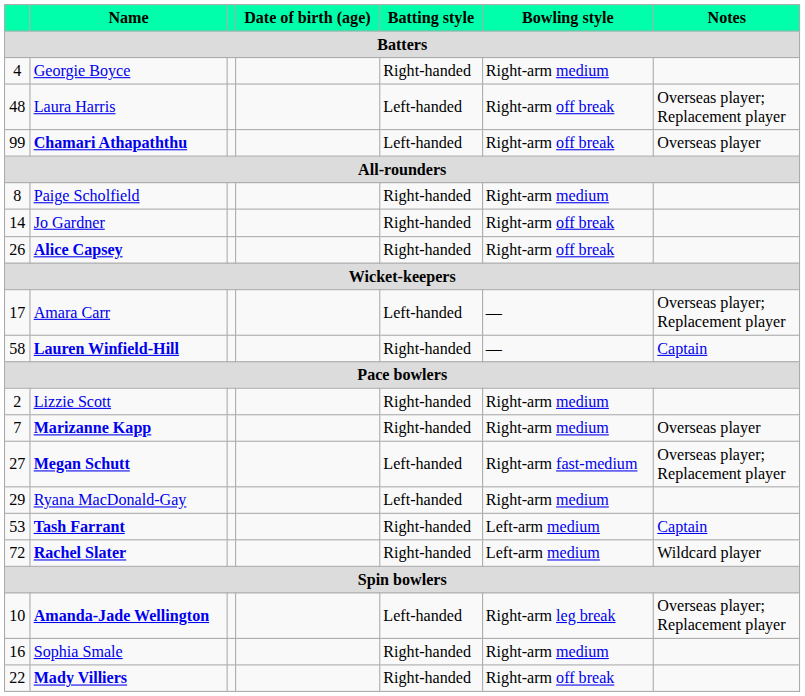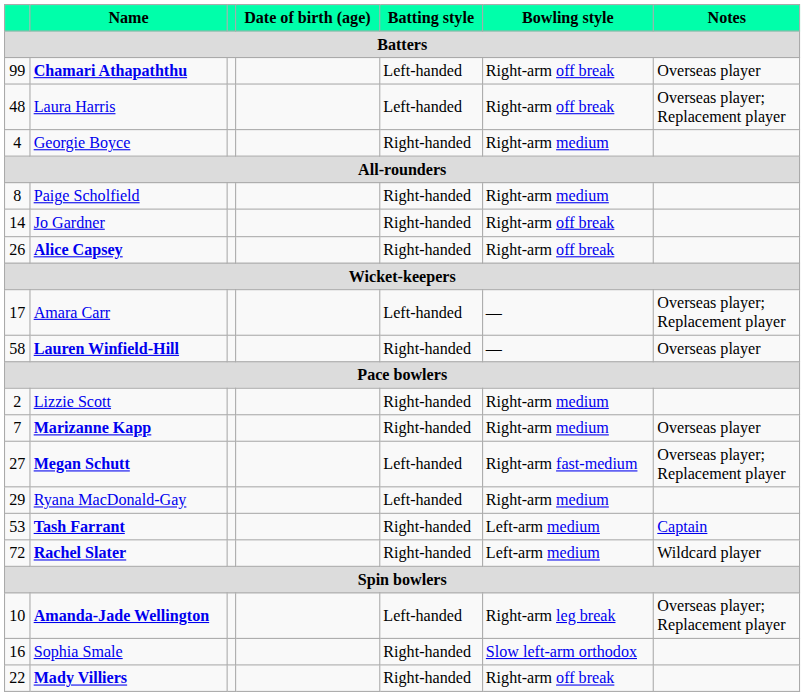rows swapped: (82, 71) <-> (110, 143)
(682, 348) Captain -> (709, 348) Overseas player
(547, 652) Right-arm medium -> (561, 652) Slow left-arm orthodox
